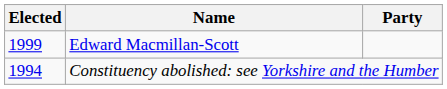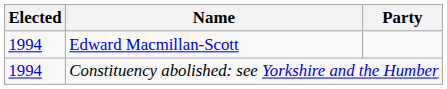(25, 44) 1999 -> (25, 44) 1994
